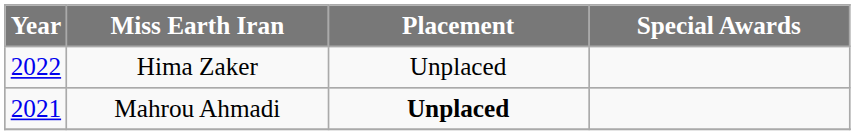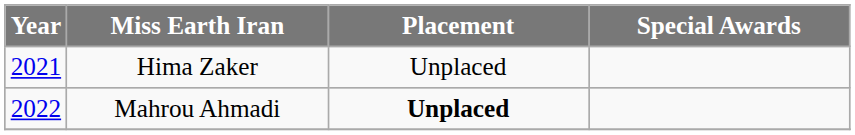(36, 67) 2022 -> (36, 67) 2021
(36, 108) 2021 -> (36, 108) 2022
